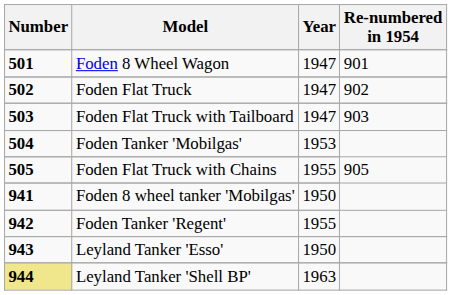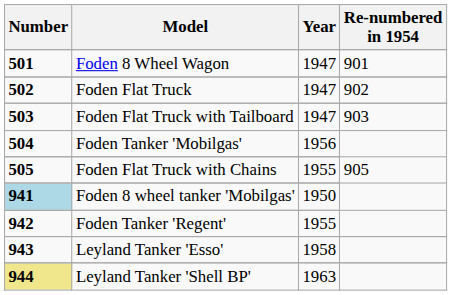(319, 143) 1953 -> (319, 143) 1956
(21, 196) no background -> (21, 196) lightblue background
(319, 249) 1950 -> (319, 249) 1958
